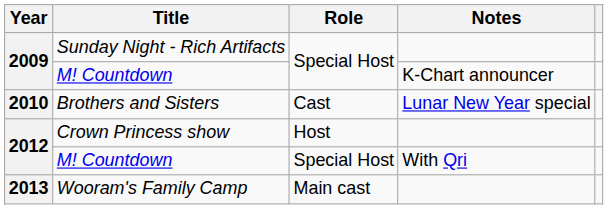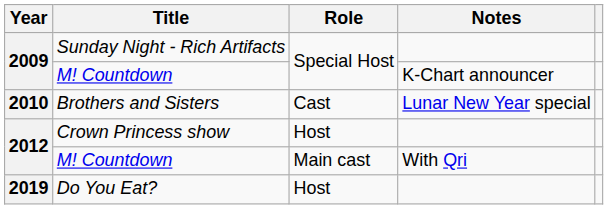(344, 160) Special Host -> (332, 160) Main cast
- row: (29, 189)
+ row: (29, 189)
